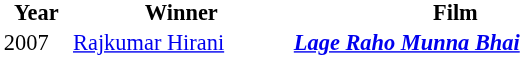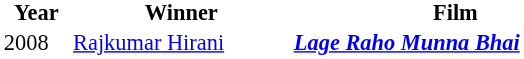(26, 42) 2007 -> (26, 42) 2008
